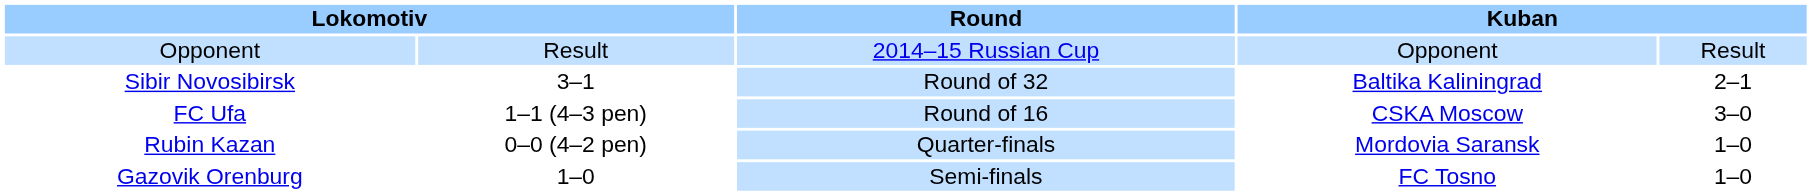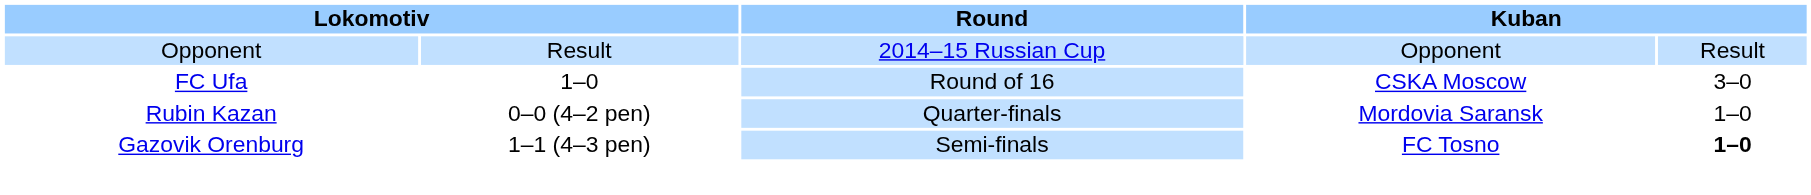- row: (210, 81)
(576, 113) 1–1 (4–3 pen) -> (579, 81) 1–0
(576, 176) 1–0 -> (579, 144) 1–1 (4–3 pen)
(1733, 176) normal -> (1733, 144) bold
